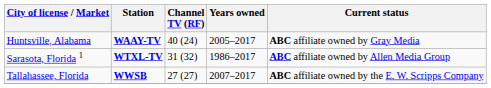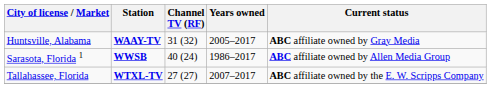(182, 40) 40 (24) -> (182, 40) 31 (32)
(138, 56) WTXL-TV -> (130, 56) WWSB
(182, 56) 31 (32) -> (182, 56) 40 (24)
(130, 75) WWSB -> (138, 75) WTXL-TV
